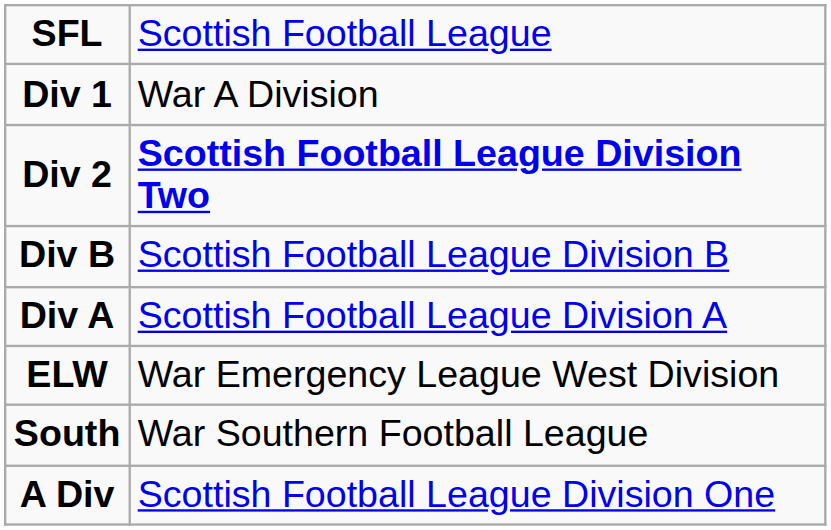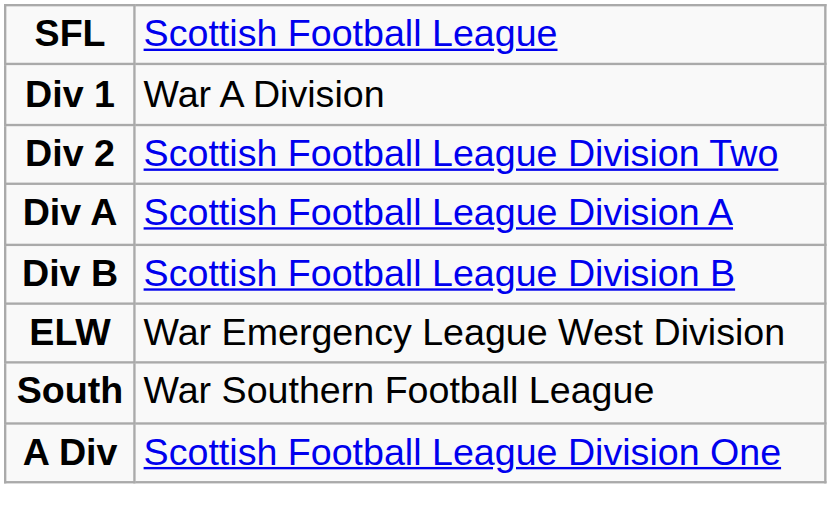(440, 174) bold -> (461, 153) normal
rows swapped: (67, 315) <-> (67, 255)
